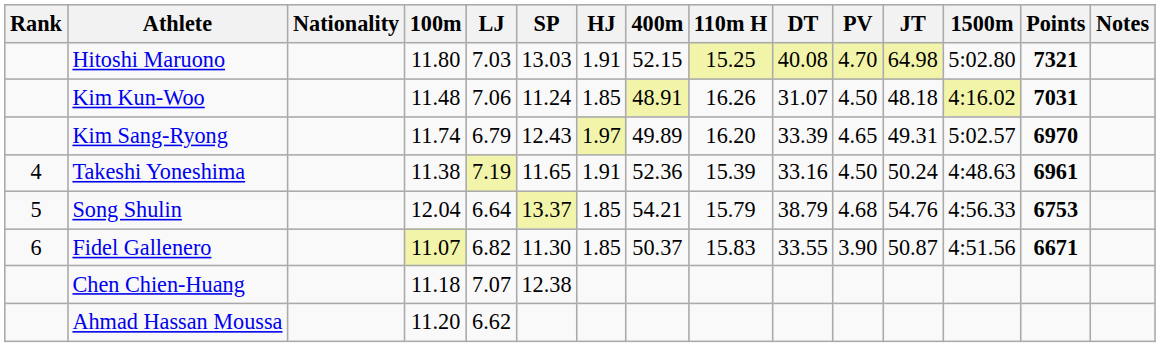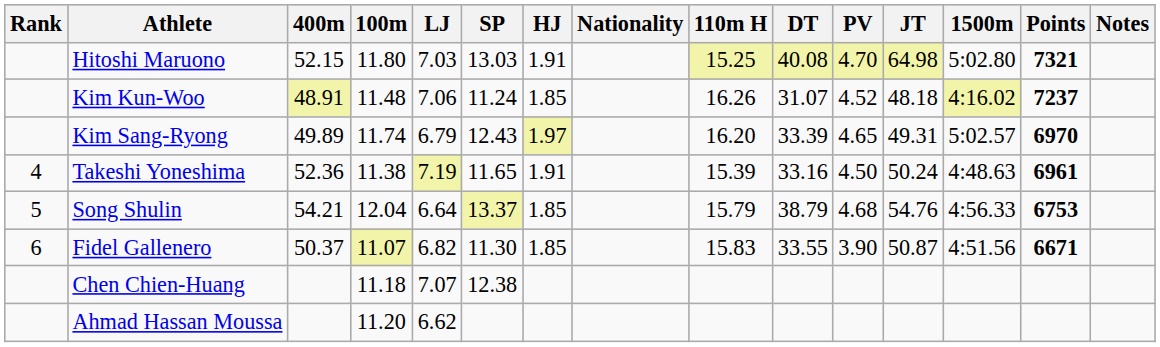columns swapped: (346, 23) <-> (657, 23)
(858, 97) 4.50 -> (858, 97) 4.52
(1056, 97) 7031 -> (1056, 97) 7237
